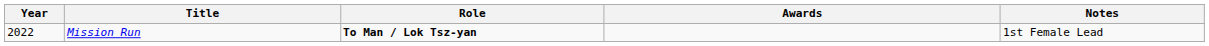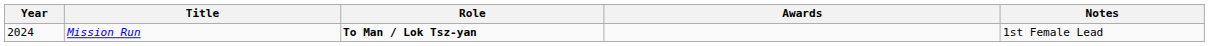(21, 32) 2022 -> (21, 32) 2024
